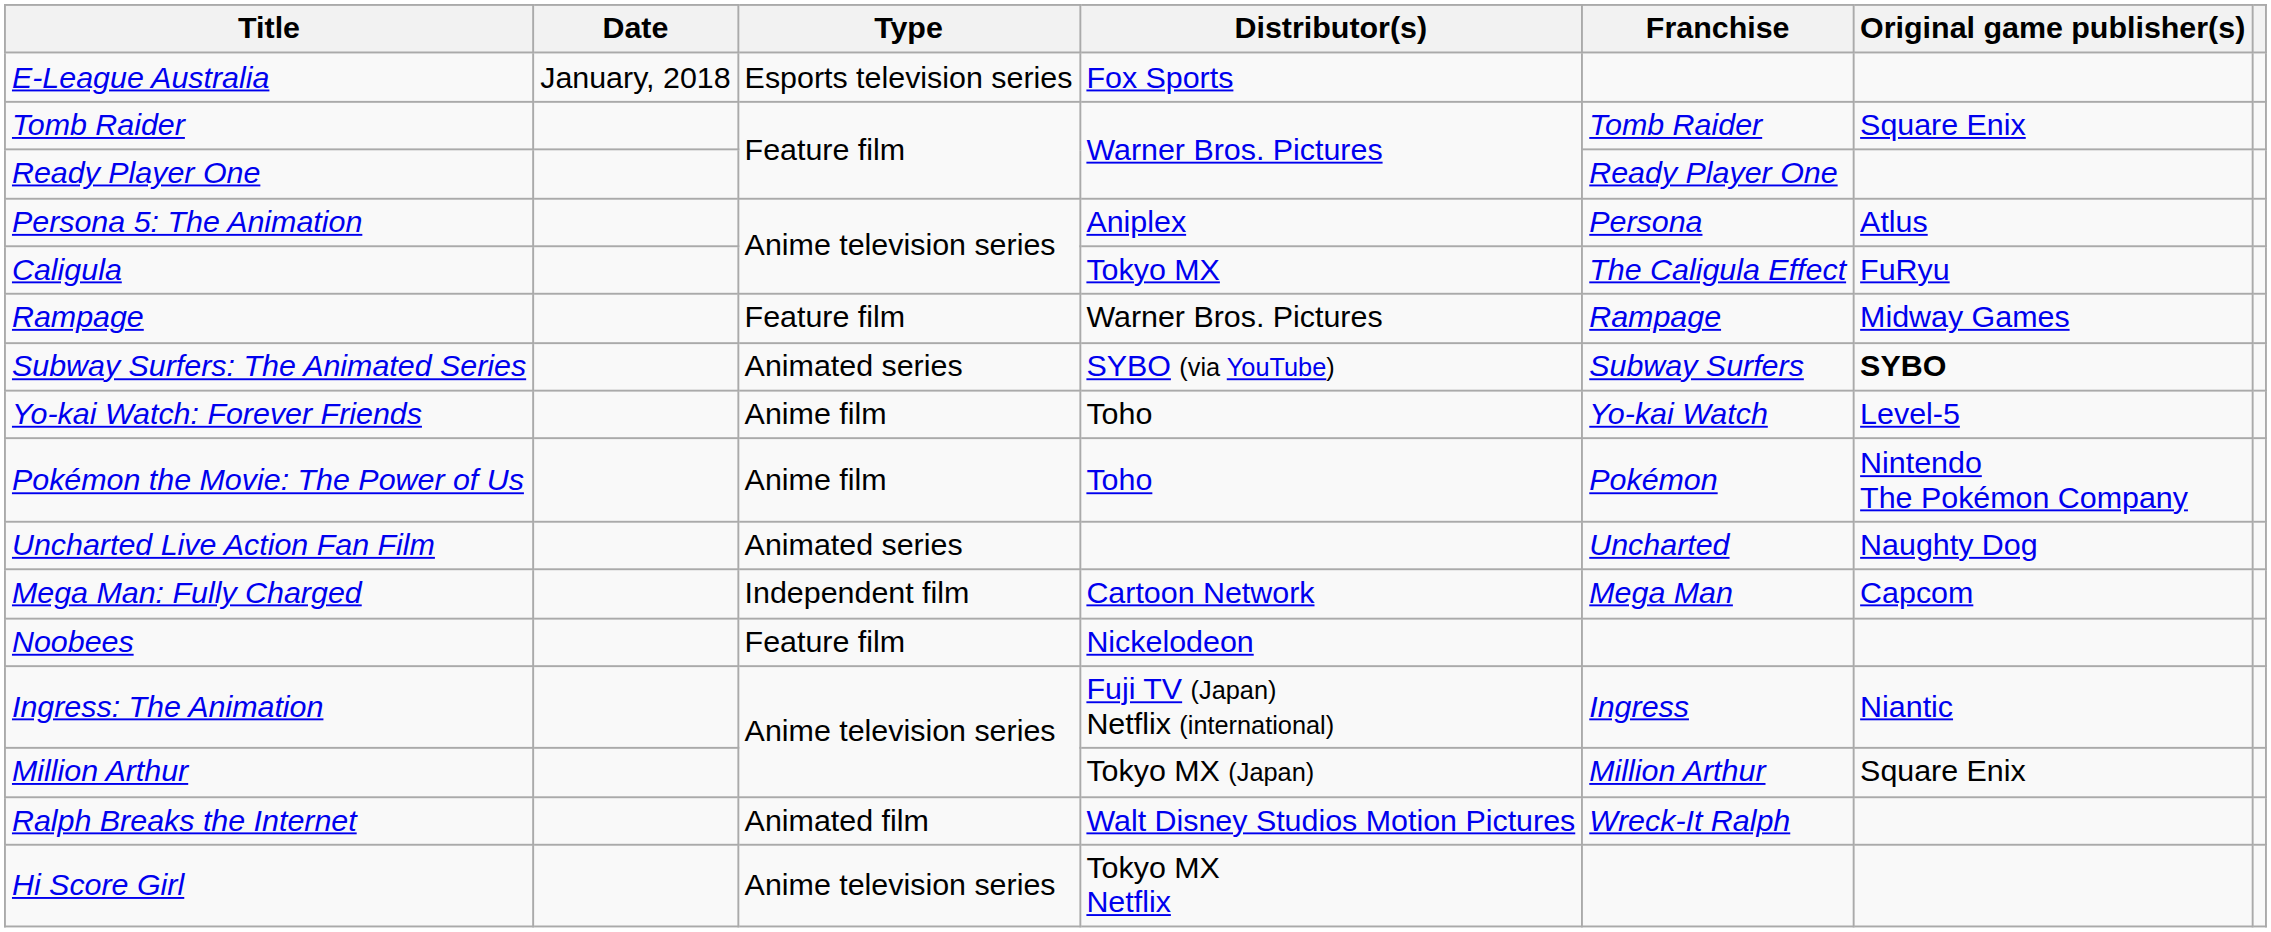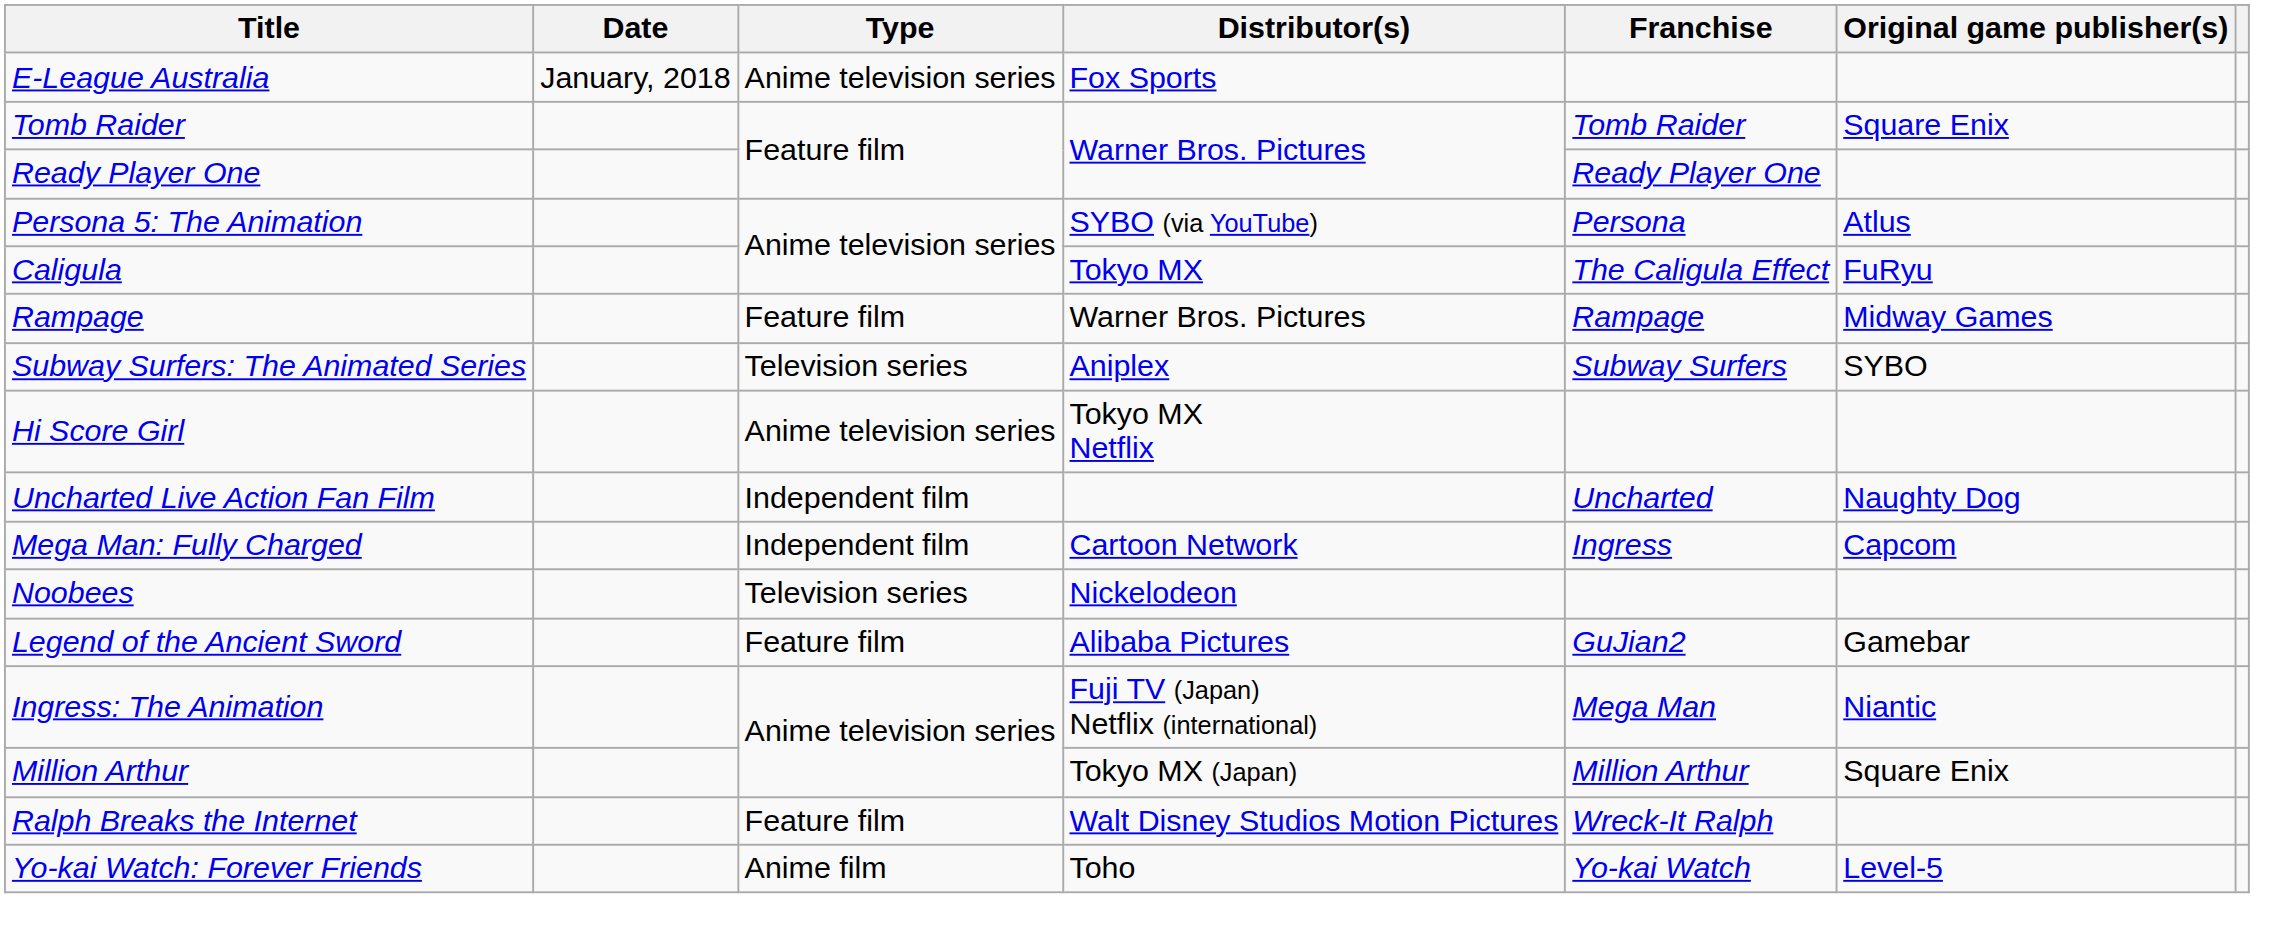(909, 76) Esports television series -> (900, 76) Anime television series
(1136, 221) Aniplex -> (1194, 221) SYBO (via YouTube)
(854, 366) Animated series -> (856, 366) Television series
(1211, 366) SYBO (via YouTube) -> (1119, 366) Aniplex
(1903, 366) bold -> (1885, 366) normal
rows swapped: (98, 885) <-> (217, 414)
- row: (268, 479)
(854, 544) Animated series -> (857, 496) Independent film
(1661, 593) Mega Man -> (1622, 544) Ingress
(825, 641) Feature film -> (856, 593) Television series
+ row: (207, 641)
(1639, 706) Ingress -> (1644, 706) Mega Man
(837, 820) Animated film -> (825, 820) Feature film
